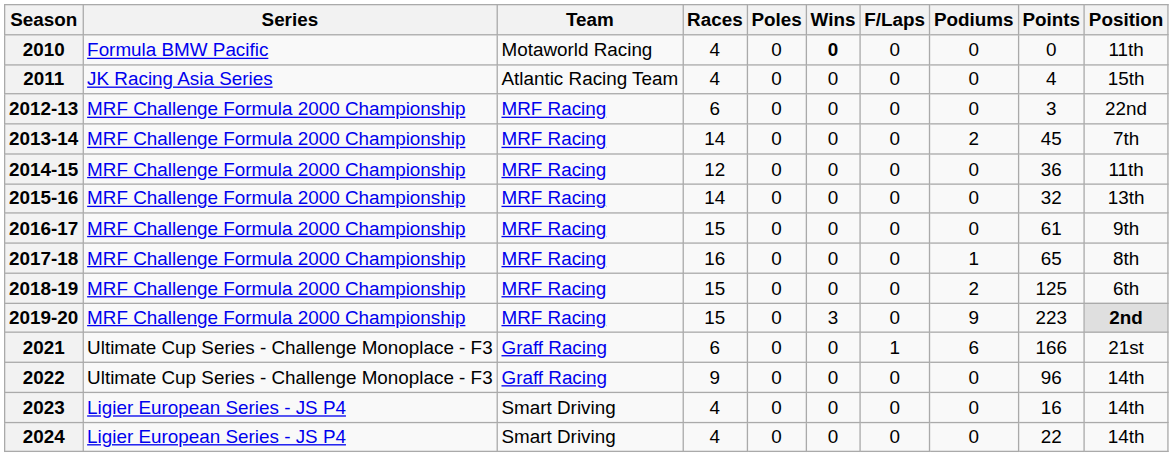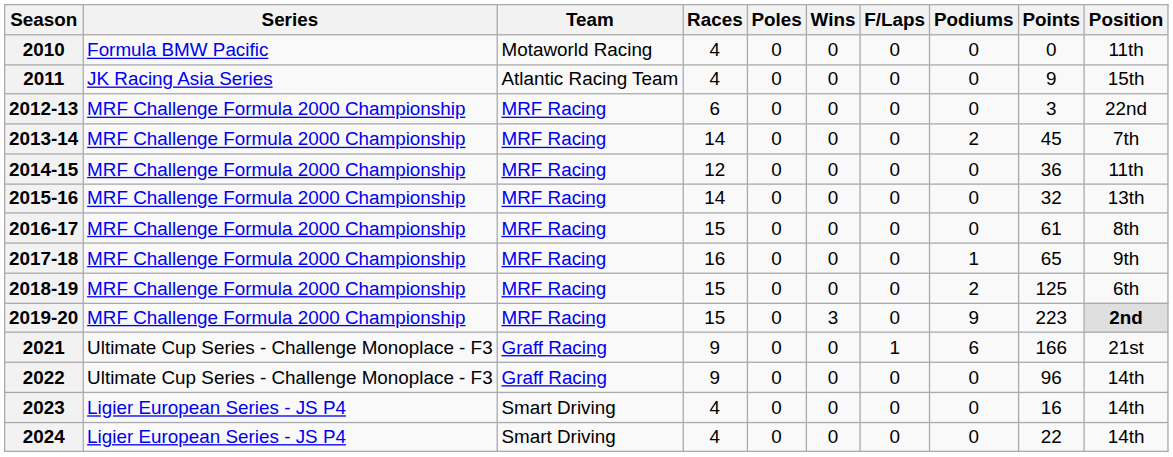(833, 50) bold -> (833, 50) normal
(1051, 80) 4 -> (1051, 80) 9
(1126, 229) 9th -> (1126, 229) 8th
(1126, 258) 8th -> (1126, 258) 9th
(715, 348) 6 -> (715, 348) 9
